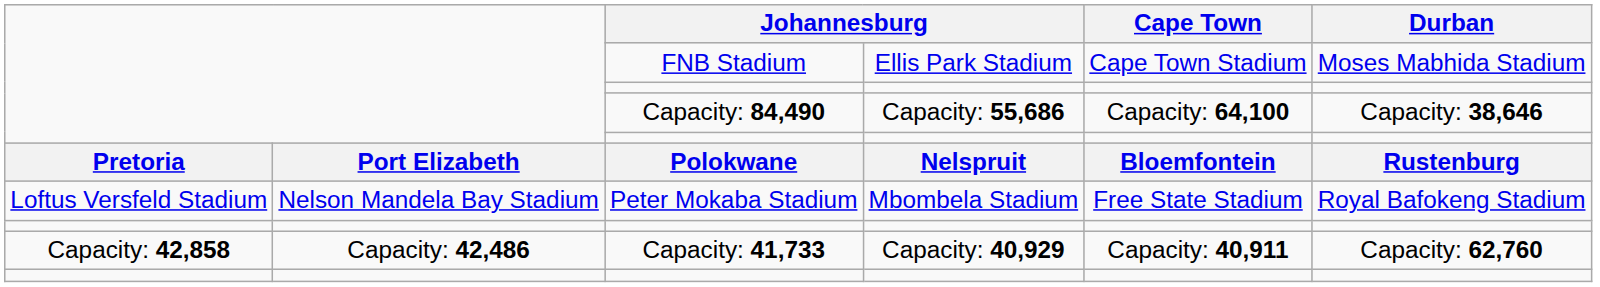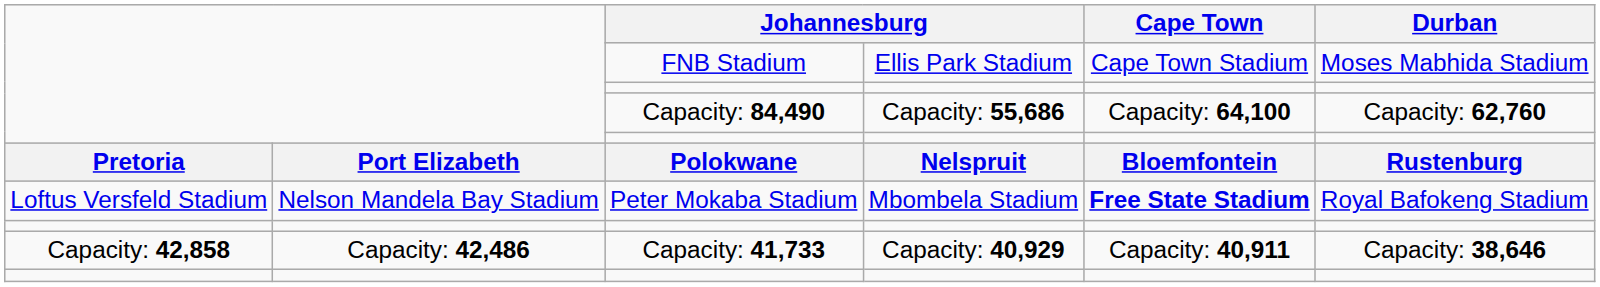(1452, 112) Capacity: 38,646 -> (1455, 112) Capacity: 62,760
(1198, 200) normal -> (1200, 200) bold
(1452, 250) Capacity: 62,760 -> (1455, 250) Capacity: 38,646
